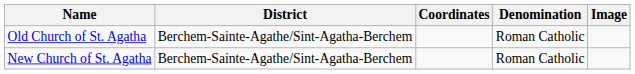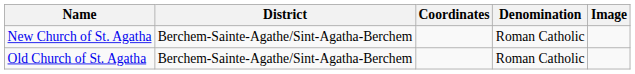rows swapped: (77, 36) <-> (80, 58)
